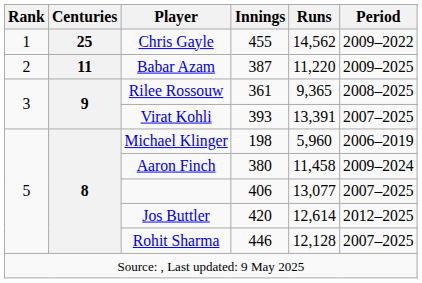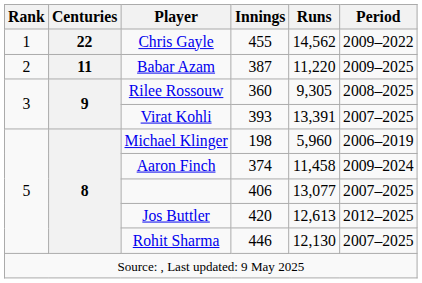(85, 41) 25 -> (85, 41) 22
(260, 91) 361 -> (260, 91) 360
(314, 91) 9,365 -> (314, 91) 9,305
(260, 166) 380 -> (260, 166) 374
(314, 215) 12,614 -> (314, 215) 12,613
(314, 240) 12,128 -> (314, 240) 12,130
